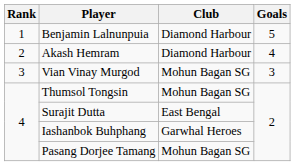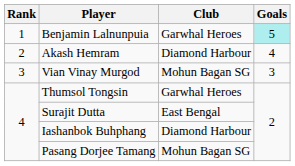(206, 33) Diamond Harbour -> (201, 33) Garwhal Heroes
(272, 33) no background -> (272, 33) paleturquoise background
(206, 92) Mohun Bagan SG -> (201, 92) Garwhal Heroes
(201, 131) Garwhal Heroes -> (206, 131) Diamond Harbour
